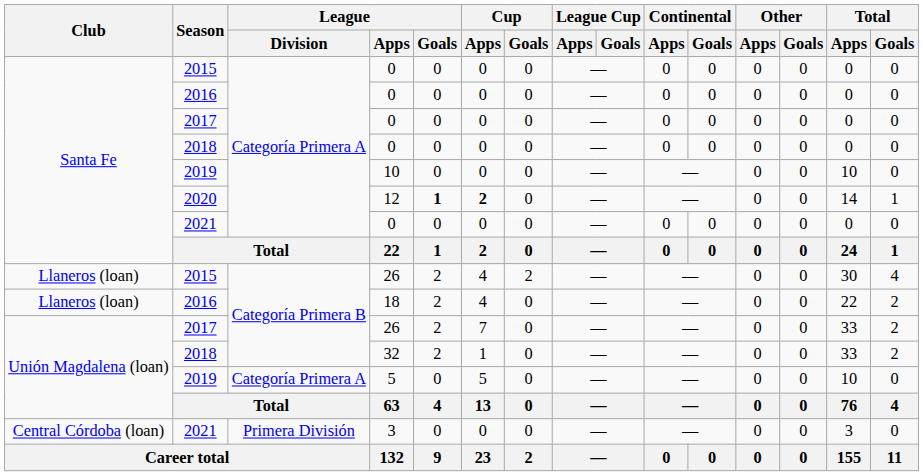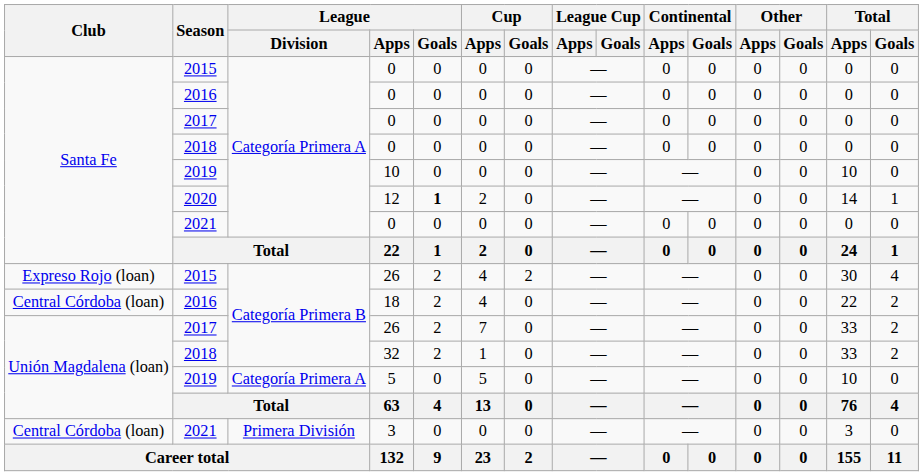(483, 198) bold -> (483, 198) normal
(88, 276) Llaneros (loan) -> (88, 276) Expreso Rojo (loan)
(88, 302) Llaneros (loan) -> (88, 302) Central Córdoba (loan)
